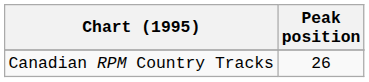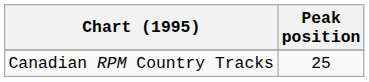(321, 64) 26 -> (321, 64) 25
